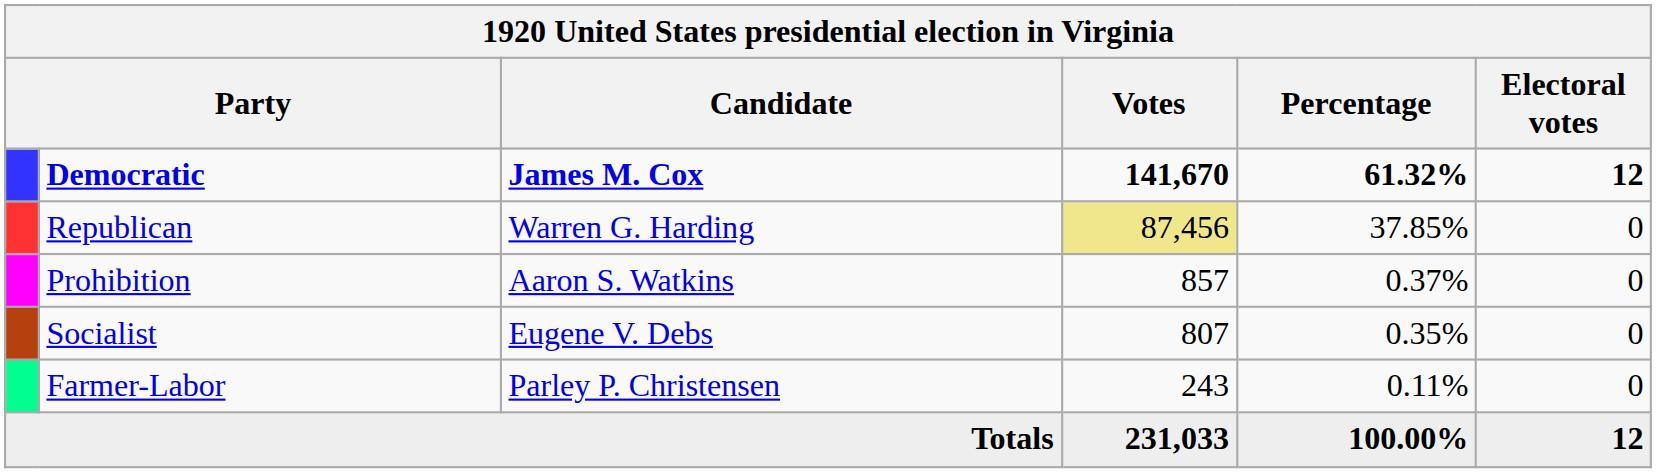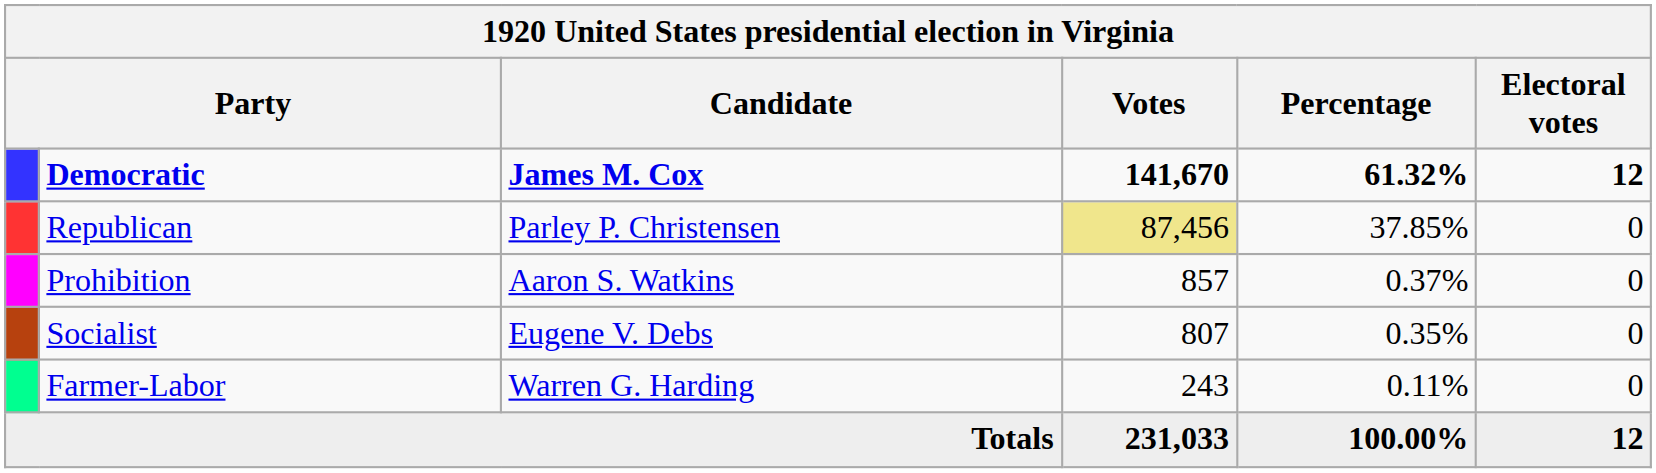(631, 227) Warren G. Harding -> (644, 227) Parley P. Christensen
(644, 386) Parley P. Christensen -> (631, 386) Warren G. Harding
